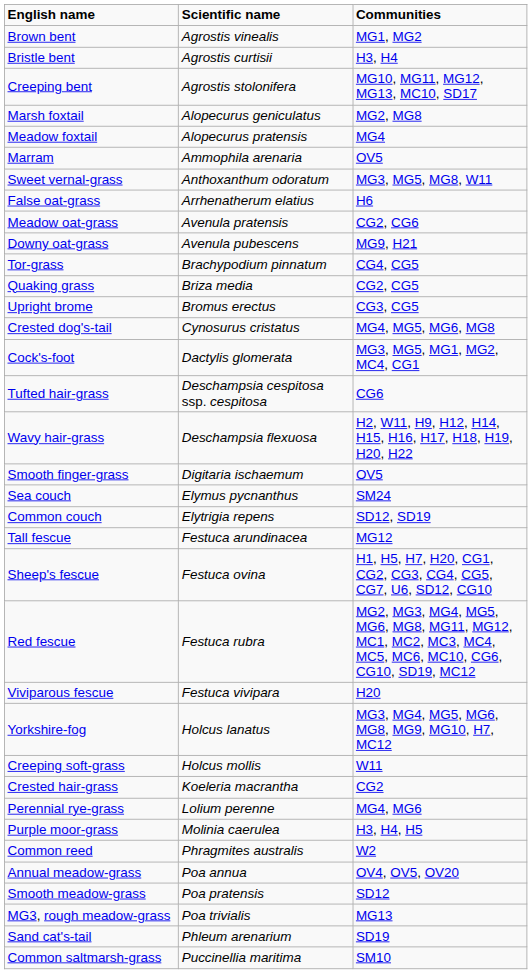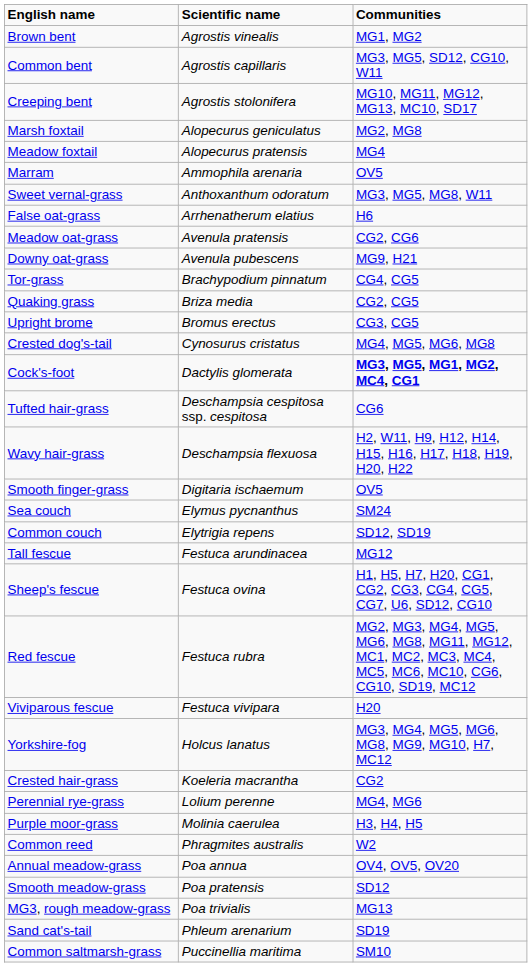+ row: (50, 65)
- row: (41, 57)
(427, 357) normal -> (427, 372) bold
- row: (66, 765)
